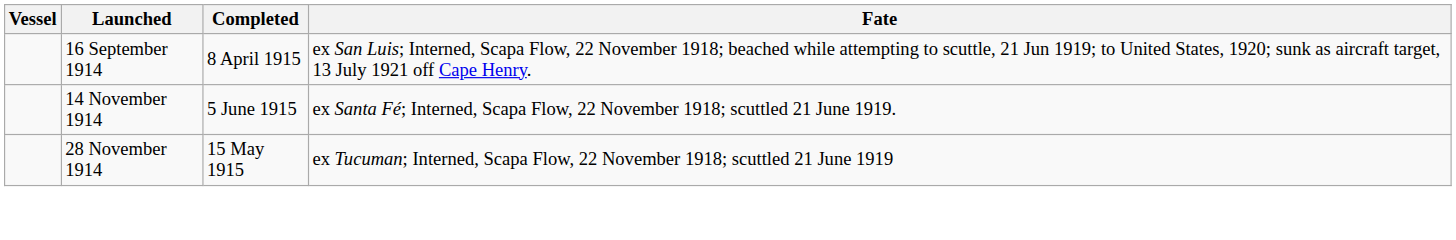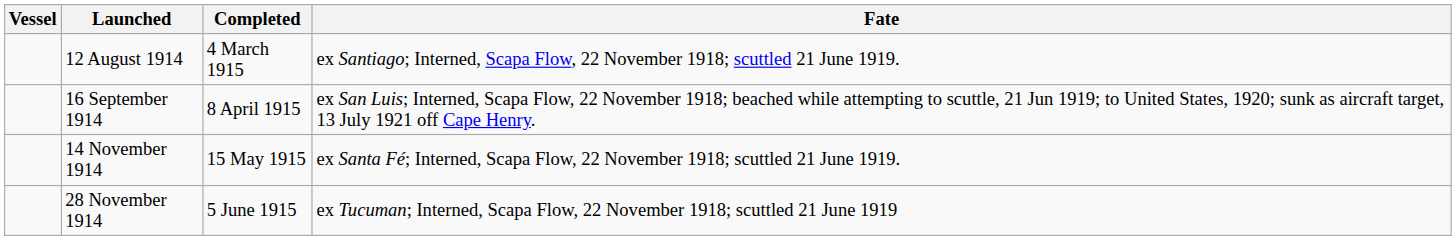+ row: (124, 59)
(252, 109) 5 June 1915 -> (256, 159) 15 May 1915
(236, 159) 15 May 1915 -> (252, 210) 5 June 1915
